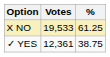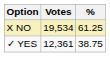(58, 28) 19,533 -> (58, 28) 19,534
